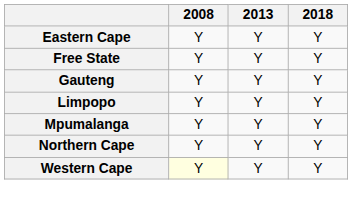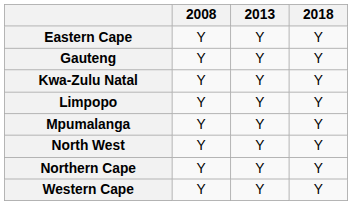- row: (87, 59)
+ row: (88, 80)
+ row: (88, 146)
(199, 168) lightyellow background -> (201, 189) no background
